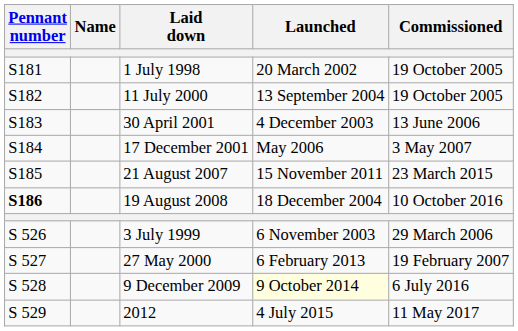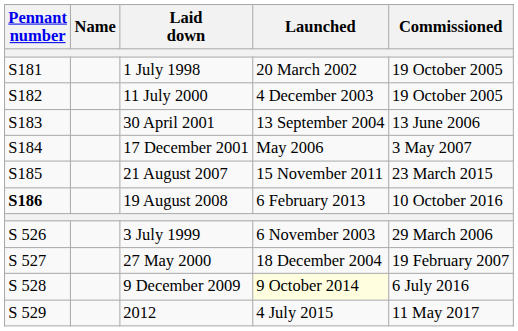(320, 95) 13 September 2004 -> (315, 95) 4 December 2003
(315, 122) 4 December 2003 -> (320, 122) 13 September 2004
(319, 200) 18 December 2004 -> (311, 200) 6 February 2013
(311, 260) 6 February 2013 -> (319, 260) 18 December 2004
